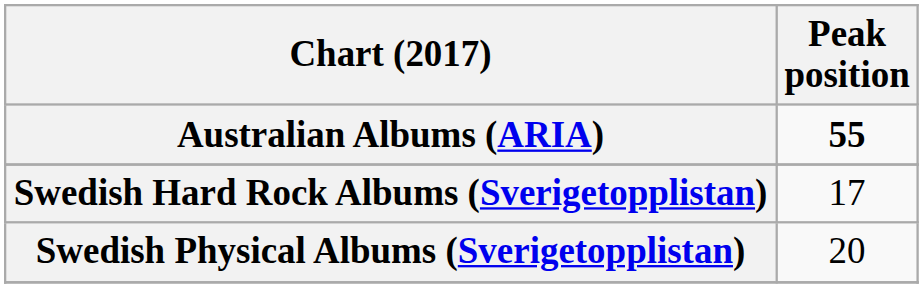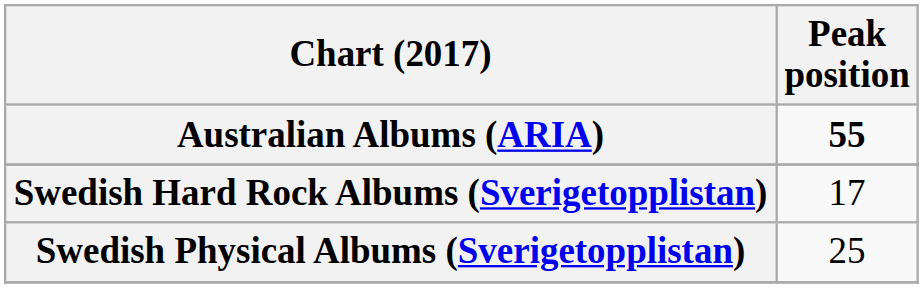(847, 251) 20 -> (847, 251) 25
